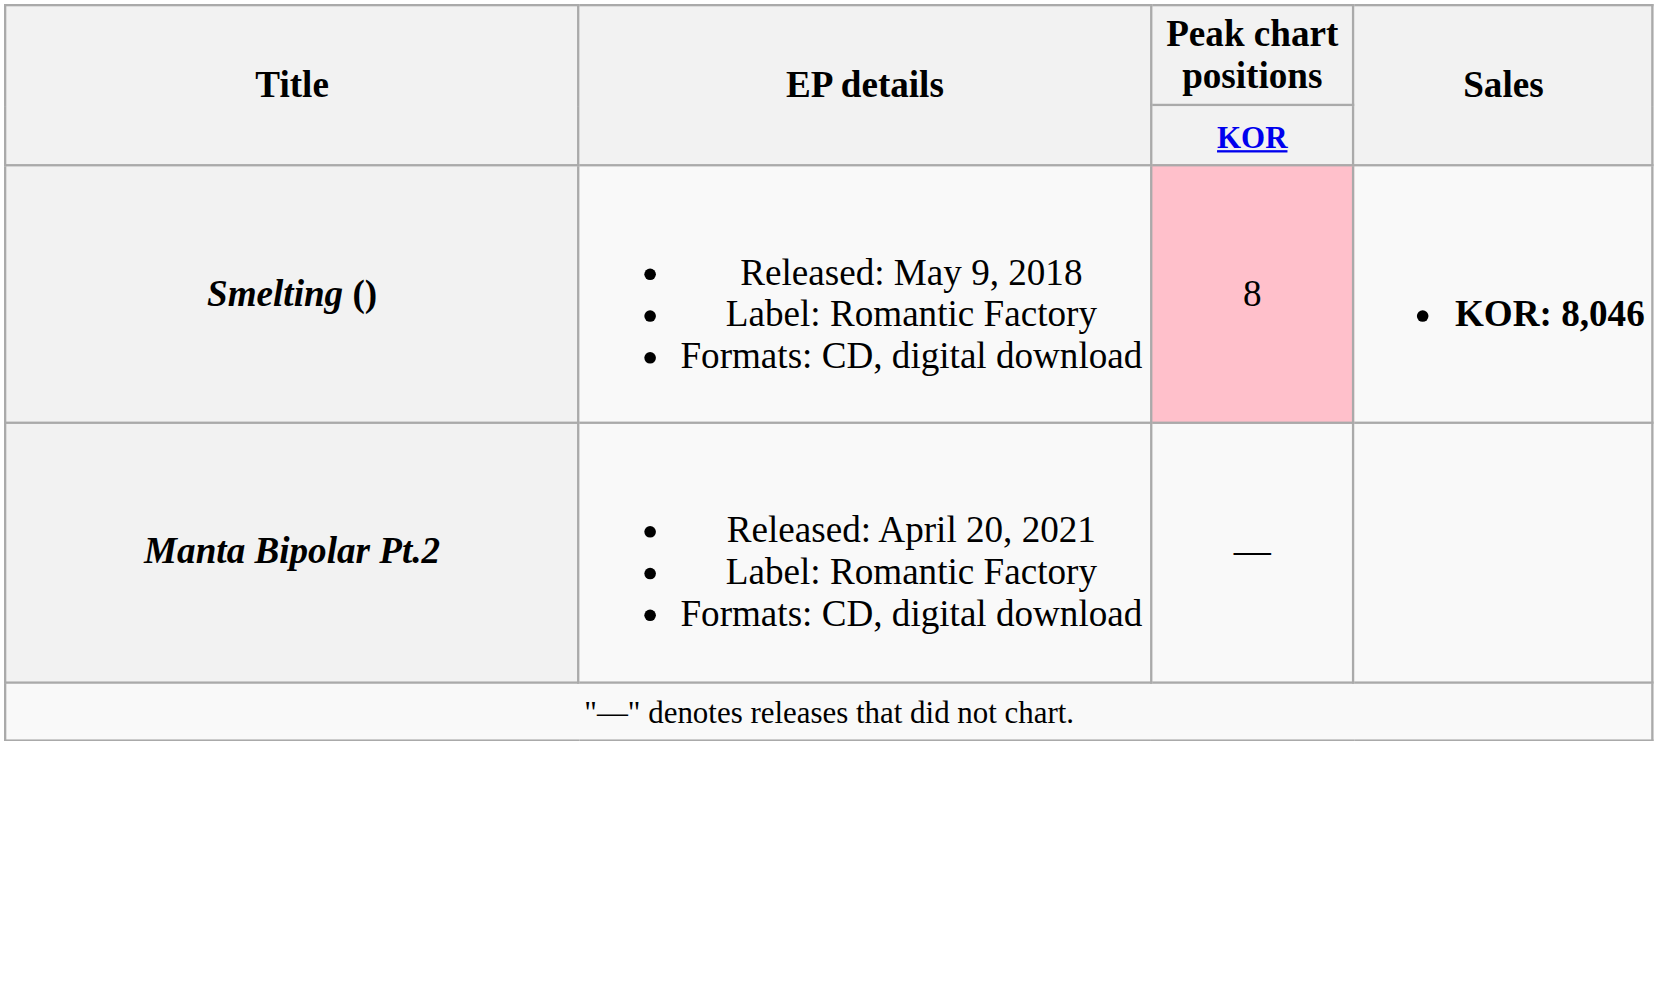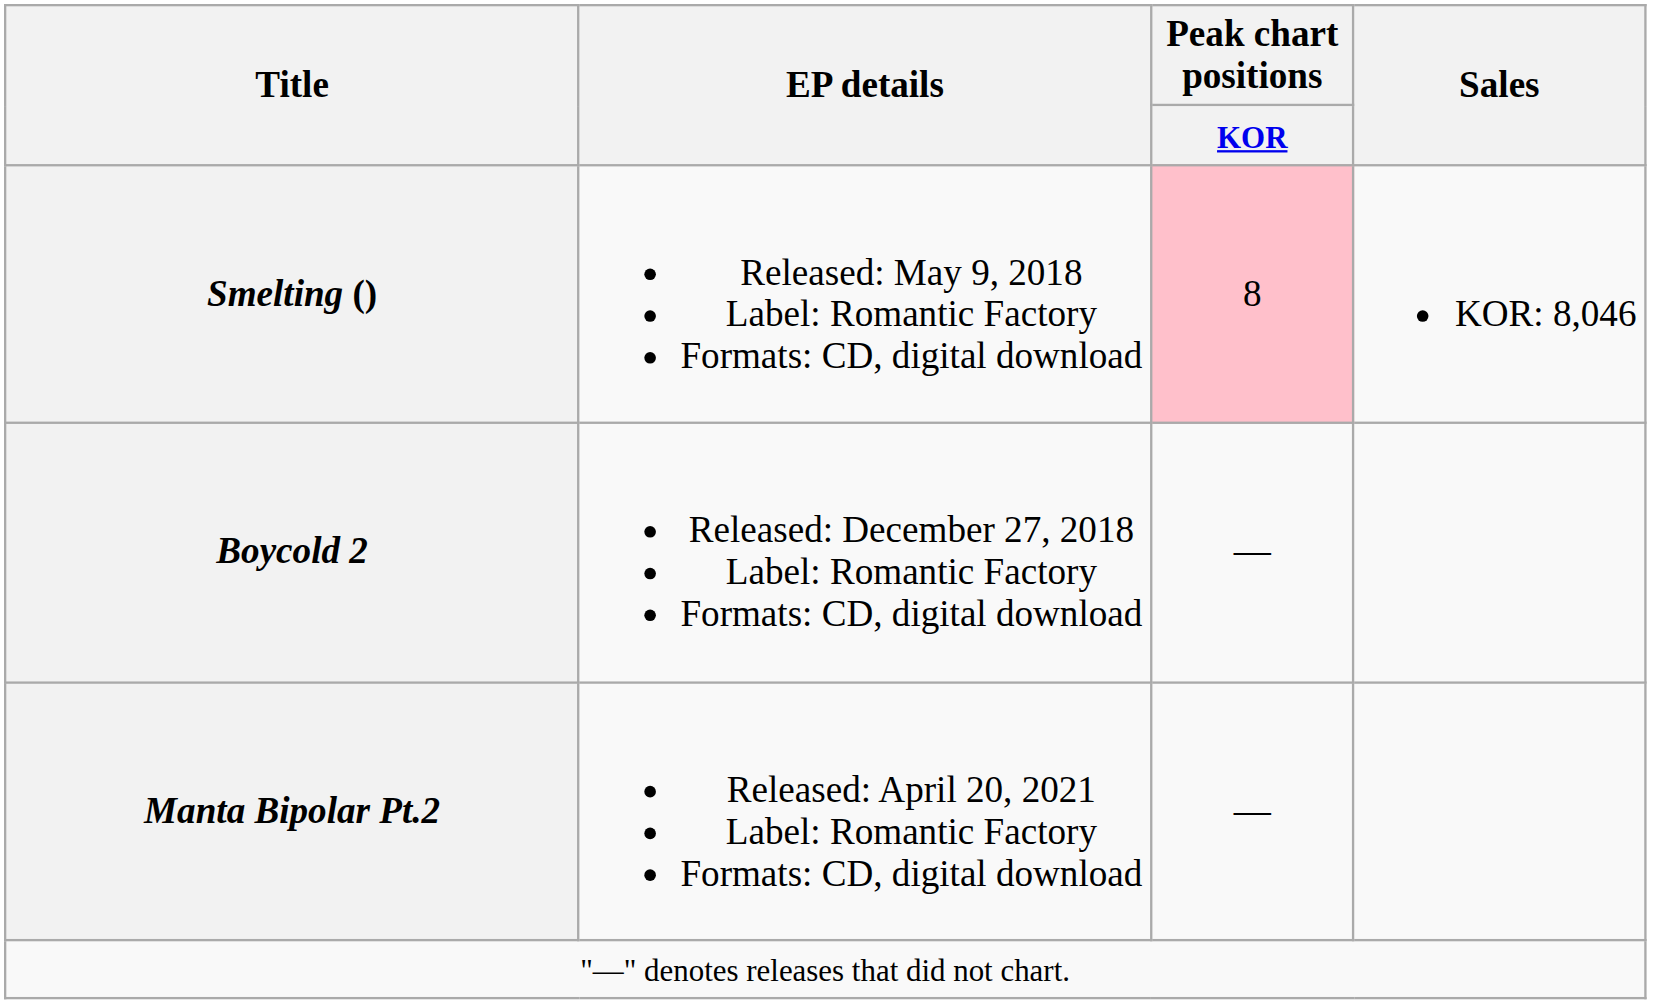(1503, 315) bold -> (1499, 315) normal
+ row: (292, 551)
